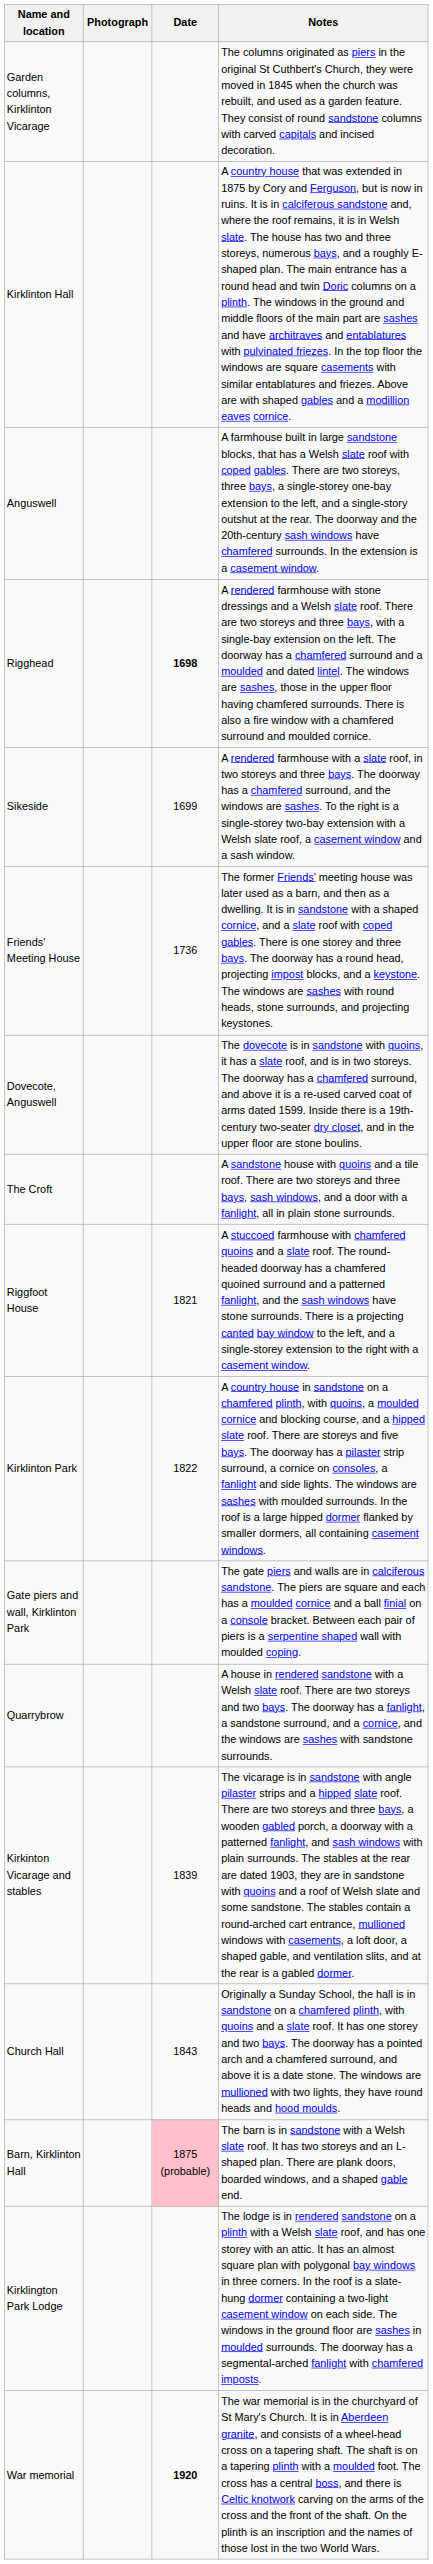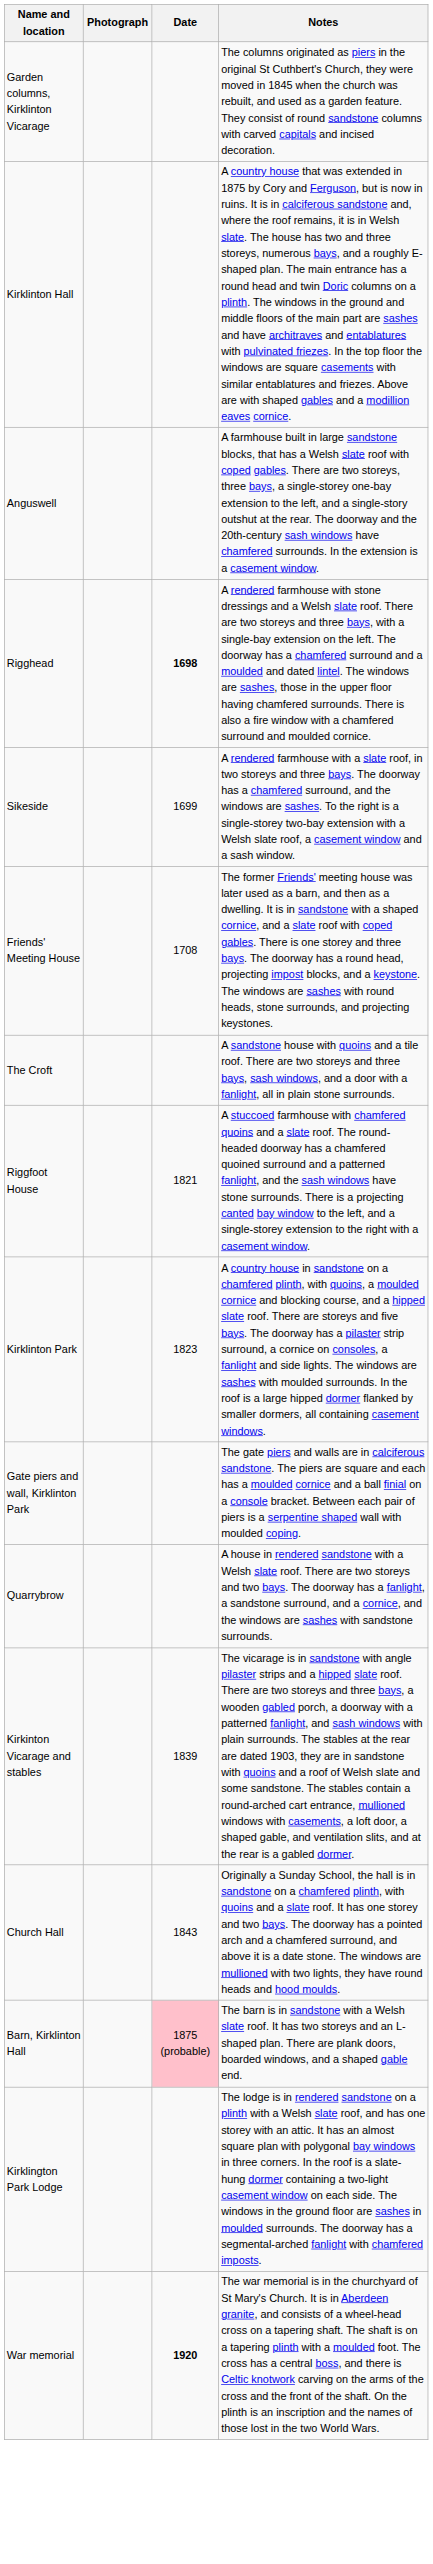(185, 951) 1736 -> (185, 951) 1708
- row: (32, 1094)
(185, 1468) 1822 -> (185, 1349) 1823
